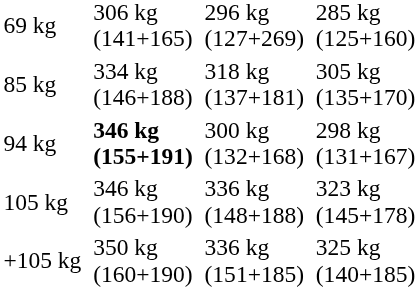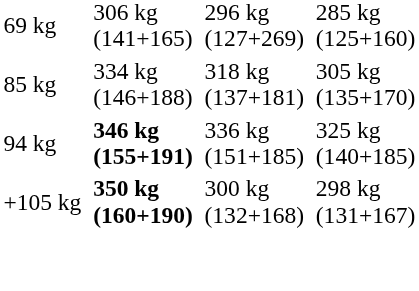(254, 143) 300 kg (132+168) -> (254, 143) 336 kg (151+185)
(366, 143) 298 kg (131+167) -> (366, 143) 325 kg (140+185)
- row: (36, 202)
(143, 260) normal -> (143, 202) bold
(254, 260) 336 kg (151+185) -> (254, 202) 300 kg (132+168)
(366, 260) 325 kg (140+185) -> (366, 202) 298 kg (131+167)
